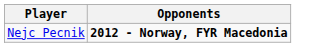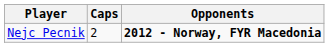+ column: (104, 14)
